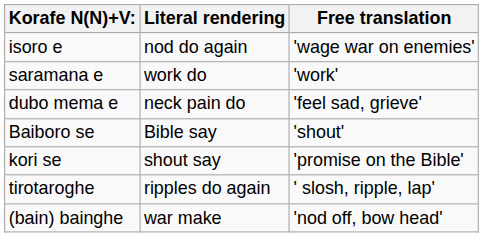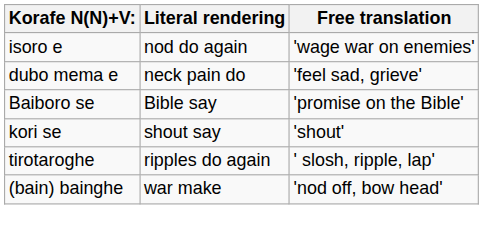- row: (56, 75)
(319, 132) 'shout' -> (379, 103) 'promise on the Bible'
(379, 160) 'promise on the Bible' -> (319, 132) 'shout'
